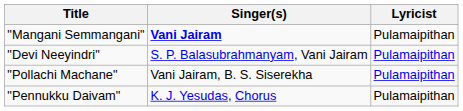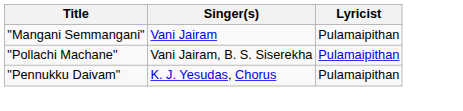(186, 34) bold -> (184, 34) normal
- row: (54, 55)
